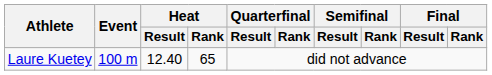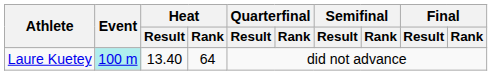(118, 59) no background -> (118, 59) paleturquoise background
(164, 59) 12.40 -> (164, 59) 13.40
(208, 59) 65 -> (208, 59) 64
